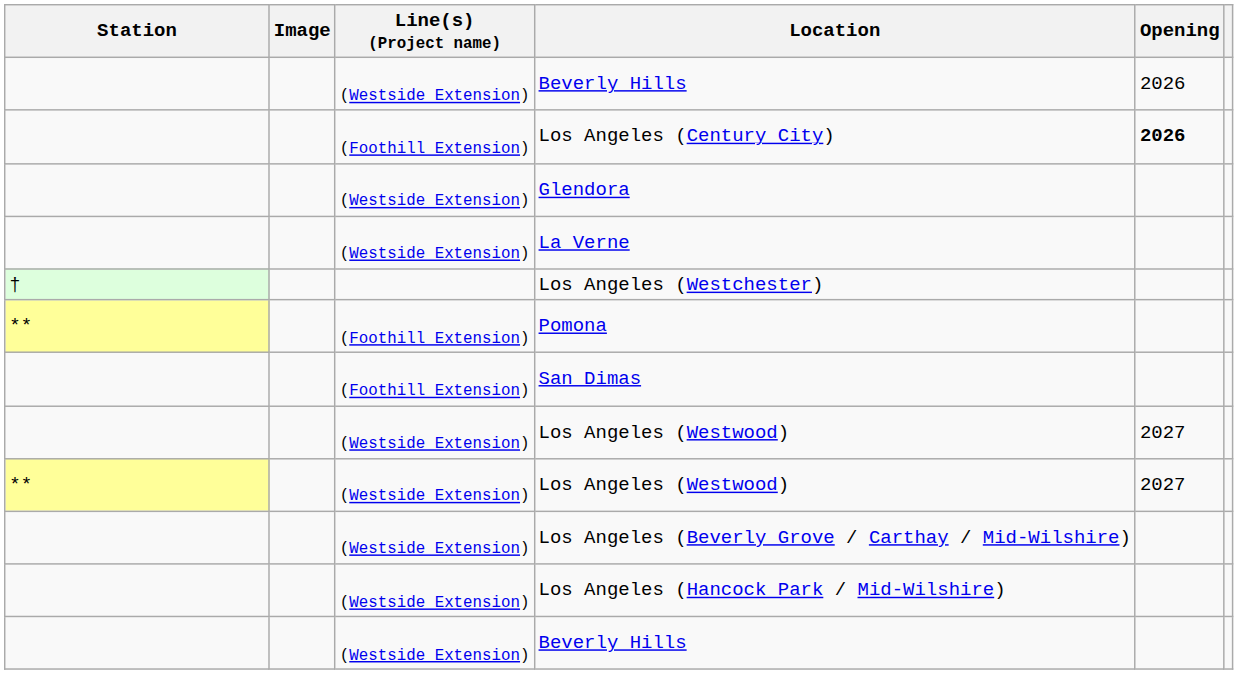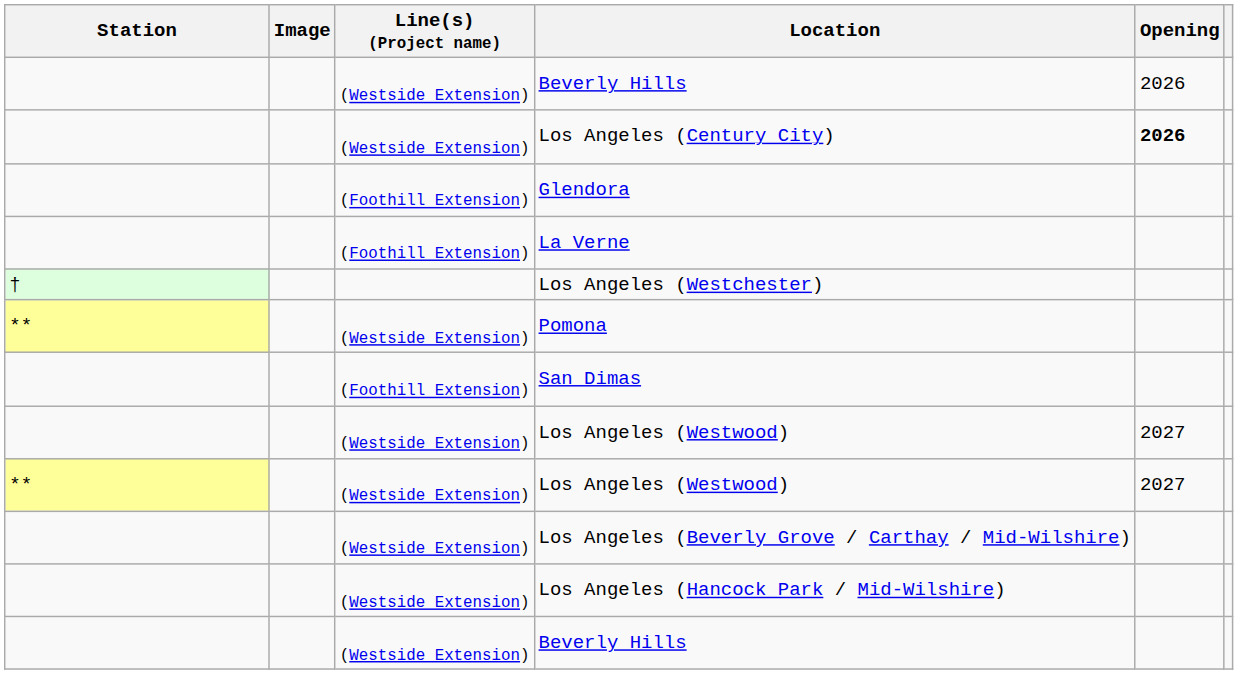(435, 148) (Foothill Extension) -> (435, 148) (Westside Extension)
(435, 201) (Westside Extension) -> (435, 201) (Foothill Extension)
(435, 254) (Westside Extension) -> (435, 254) (Foothill Extension)
(435, 338) (Foothill Extension) -> (435, 338) (Westside Extension)
